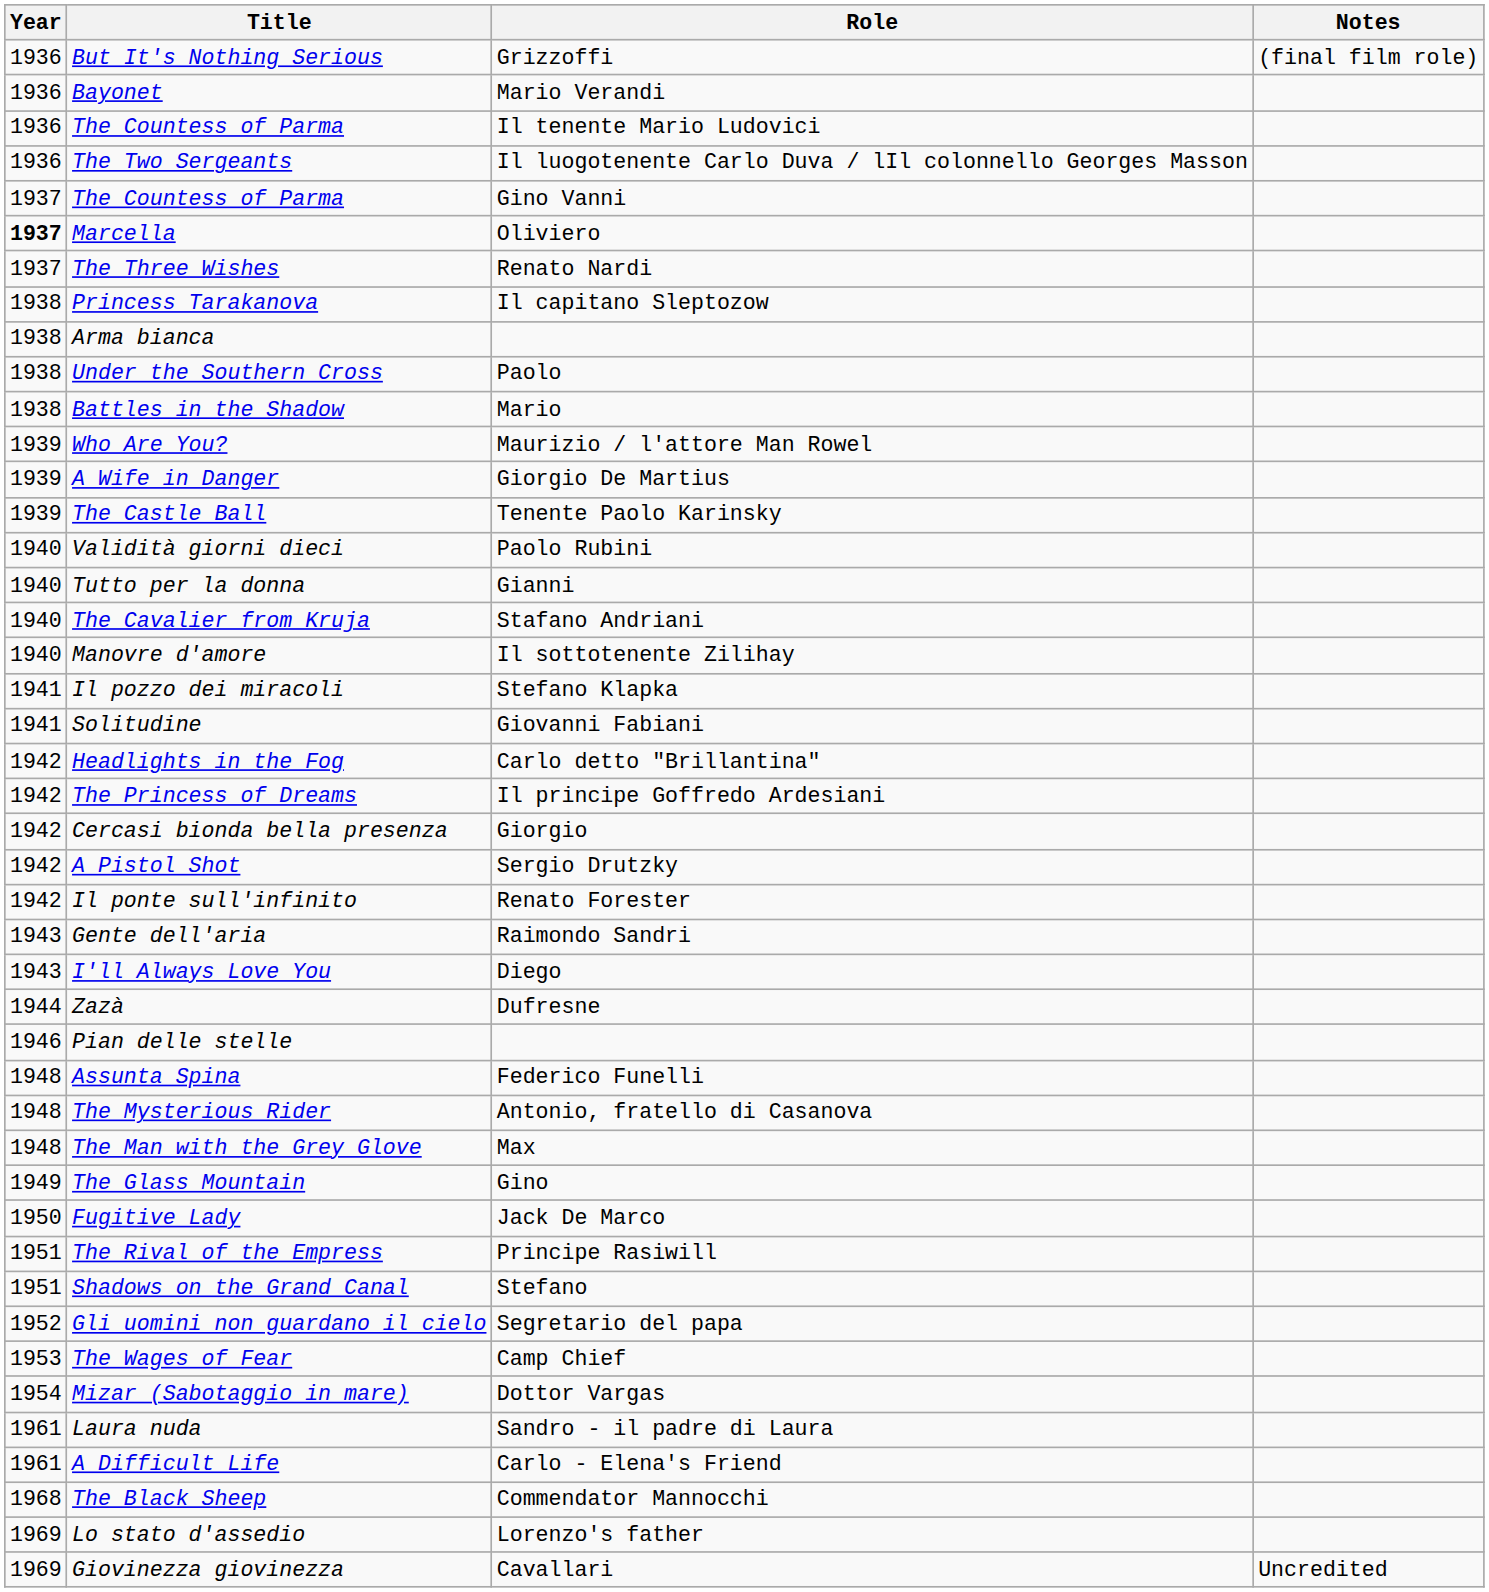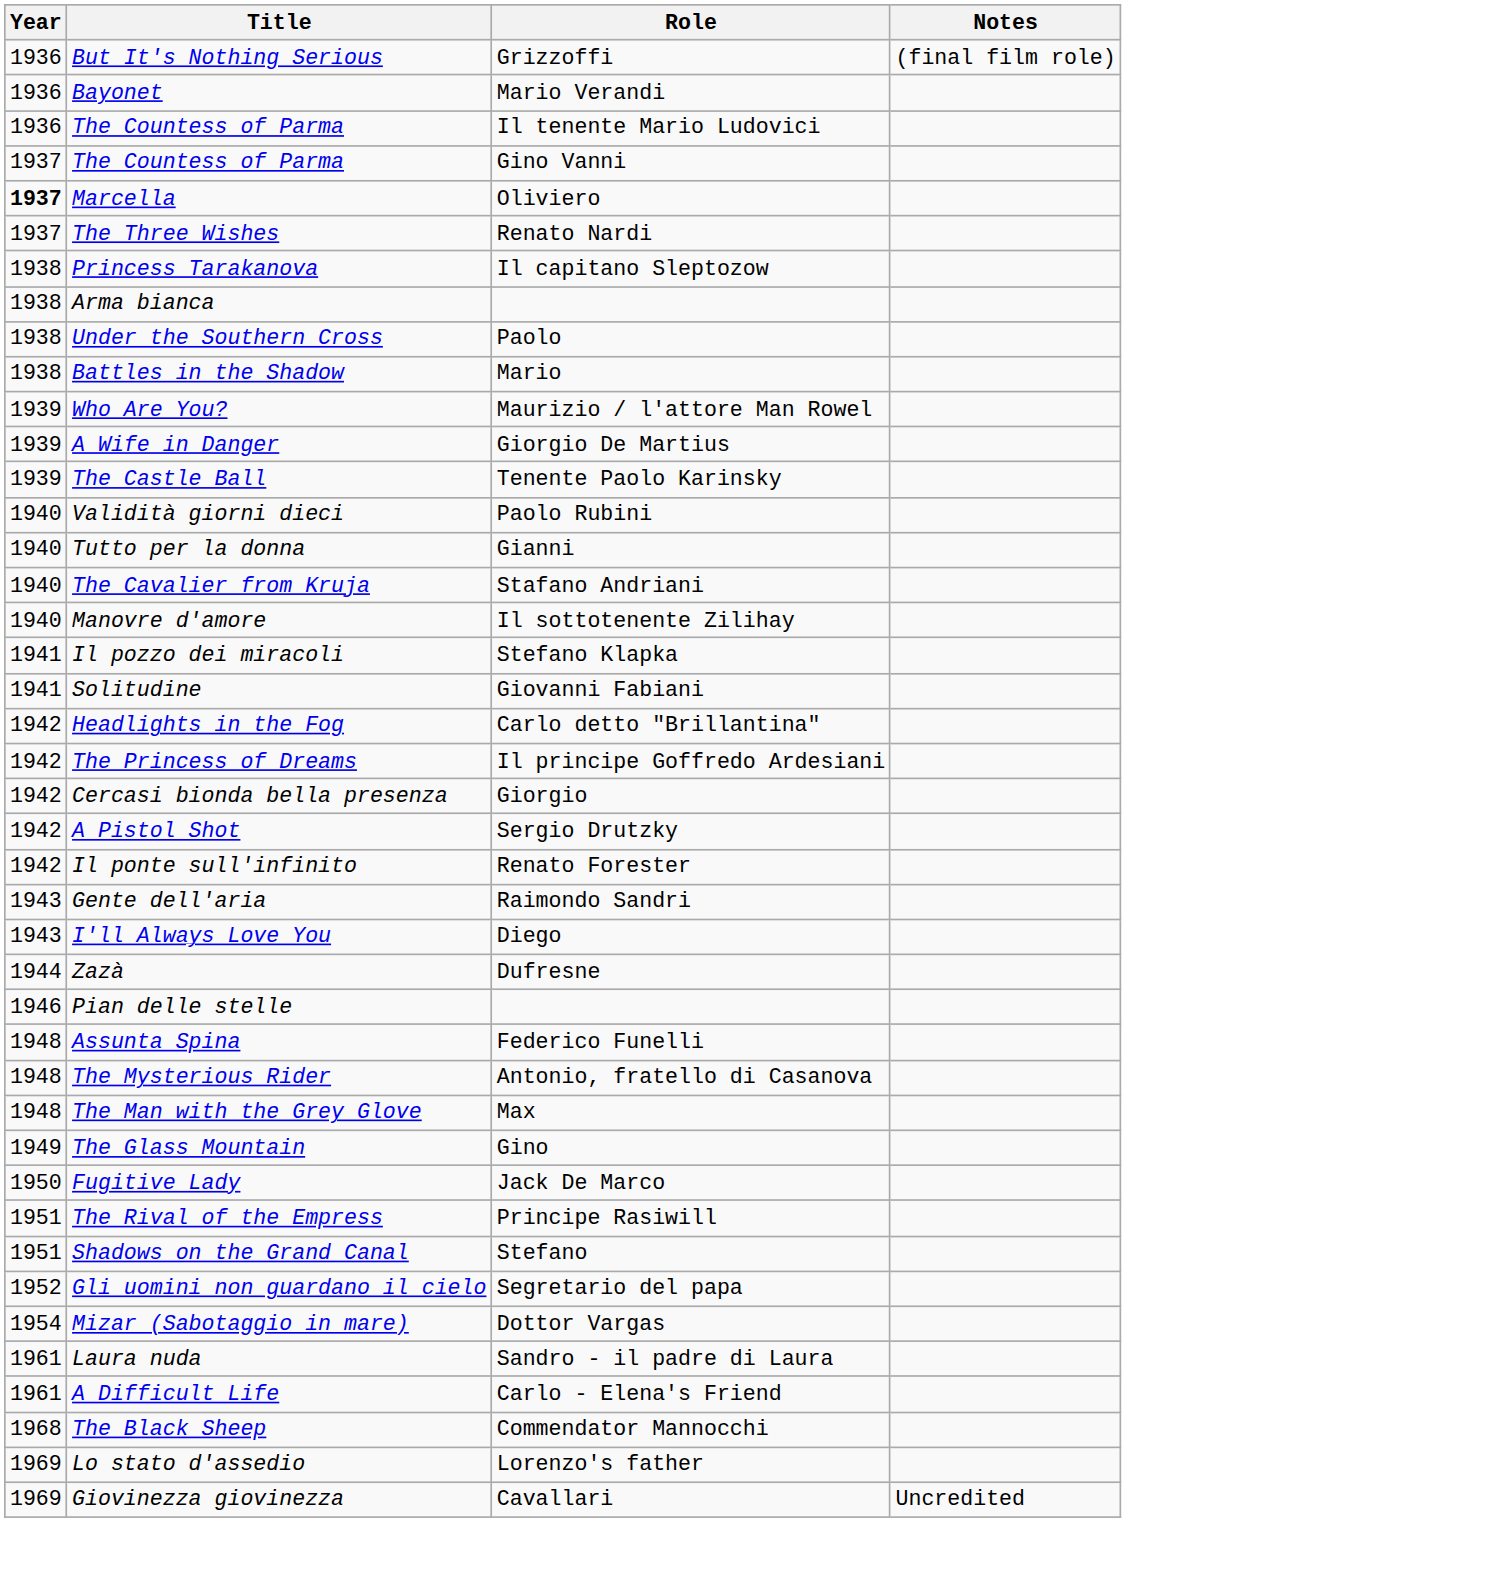- row: (182, 163)
- row: (182, 1359)
